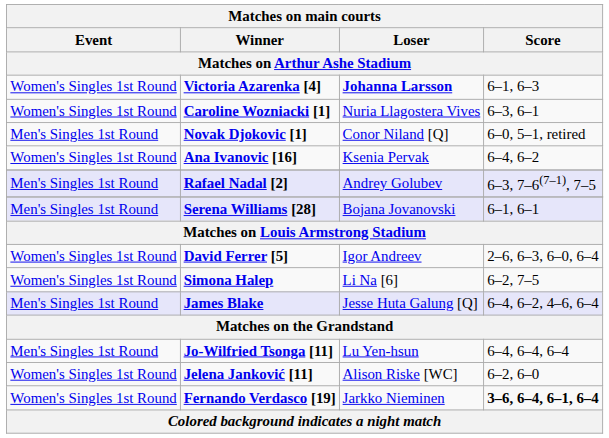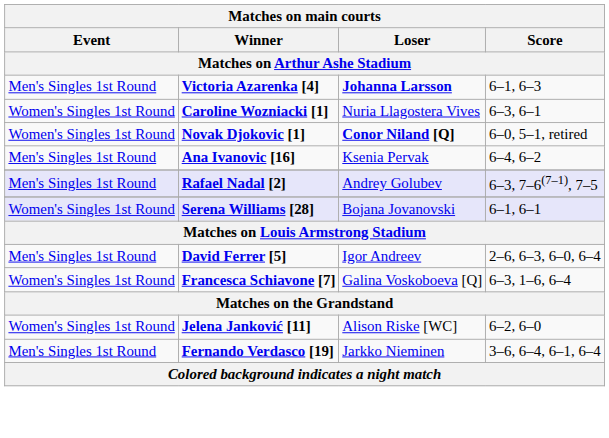(94, 87) Women's Singles 1st Round -> (82, 87) Men's Singles 1st Round
(84, 134) Men's Singles 1st Round -> (92, 134) Women's Singles 1st Round
(396, 134) normal -> (398, 134) bold
(94, 157) Women's Singles 1st Round -> (82, 157) Men's Singles 1st Round
(84, 209) Men's Singles 1st Round -> (92, 209) Women's Singles 1st Round
(94, 256) Women's Singles 1st Round -> (82, 256) Men's Singles 1st Round
+ row: (259, 279)
- row: (229, 279)
- row: (224, 303)
- row: (258, 350)
(94, 397) Women's Singles 1st Round -> (82, 350) Men's Singles 1st Round
(543, 397) bold -> (545, 350) normal
